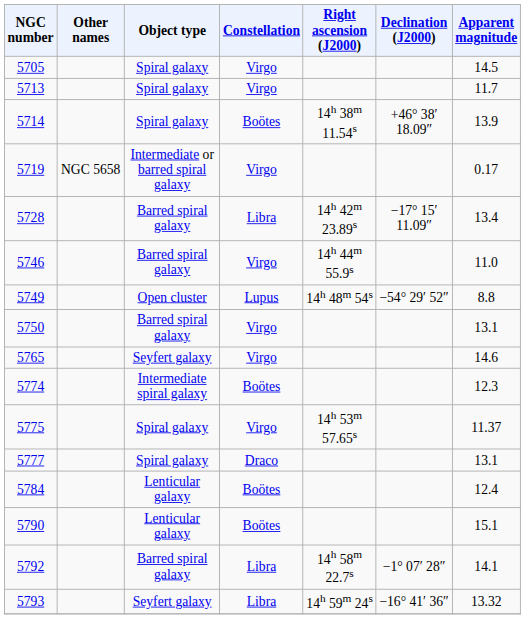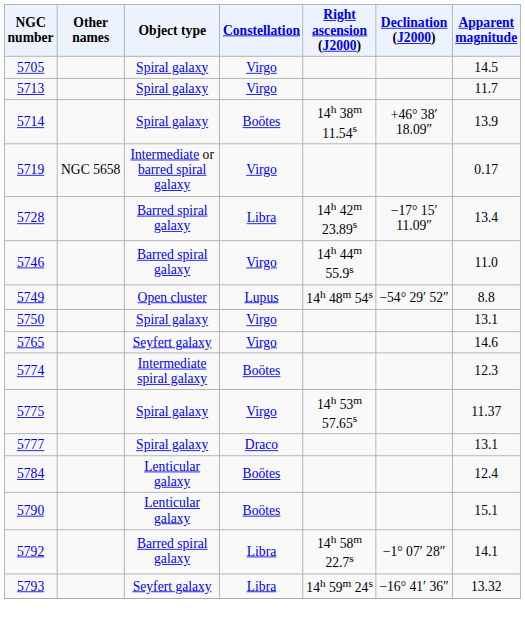(172, 328) Barred spiral galaxy -> (172, 320) Spiral galaxy
